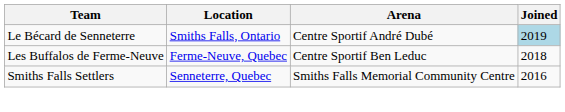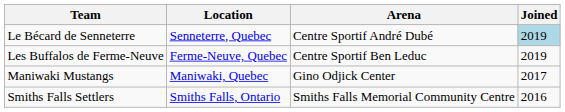(225, 35) Smiths Falls, Ontario -> (220, 35) Senneterre, Quebec
(534, 55) 2018 -> (534, 55) 2019
+ row: (60, 76)
(220, 76) Senneterre, Quebec -> (225, 96) Smiths Falls, Ontario
